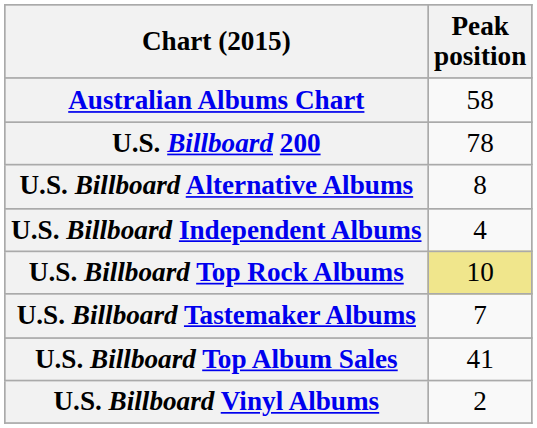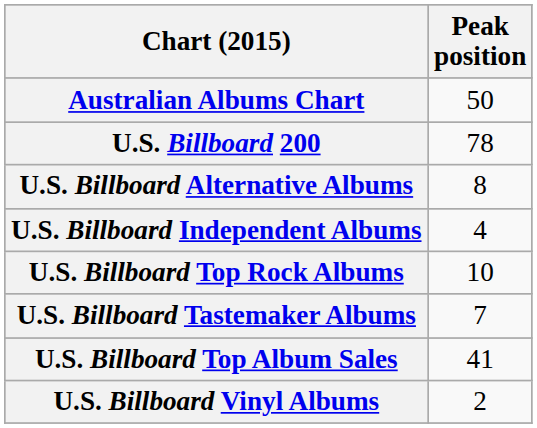(480, 99) 58 -> (480, 99) 50
(480, 272) khaki background -> (480, 272) no background
